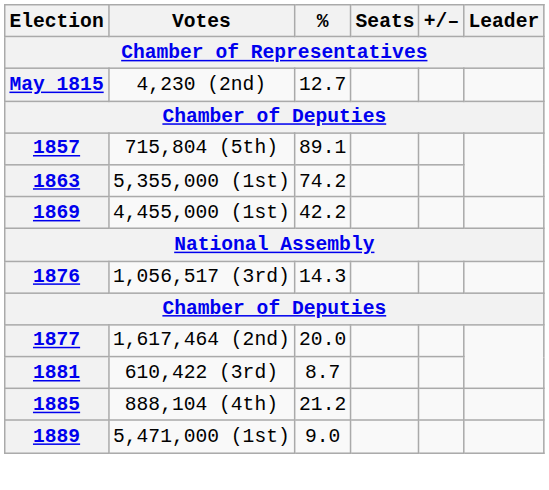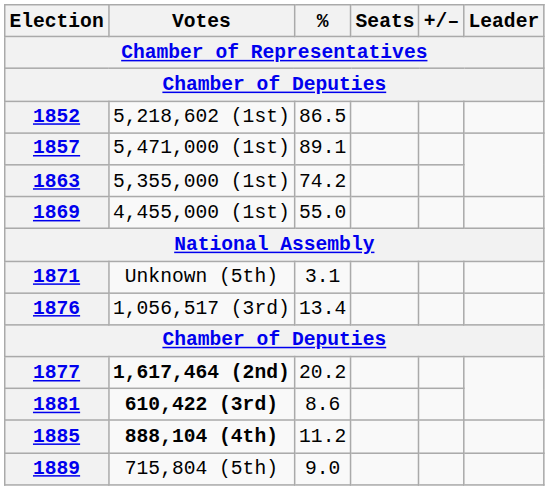- row: (57, 85)
+ row: (57, 117)
(201, 149) 715,804 (5th) -> (201, 149) 5,471,000 (1st)
(323, 213) 42.2 -> (323, 213) 55.0
+ row: (57, 277)
(323, 277) 14.3 -> (323, 309) 13.4
(201, 341) normal -> (201, 373) bold
(323, 341) 20.0 -> (323, 373) 20.2
(201, 373) normal -> (201, 405) bold
(323, 373) 8.7 -> (323, 405) 8.6
(201, 405) normal -> (201, 437) bold
(323, 405) 21.2 -> (323, 437) 11.2
(201, 437) 5,471,000 (1st) -> (201, 469) 715,804 (5th)
